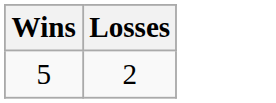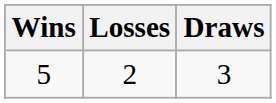+ column: (224, 27)
